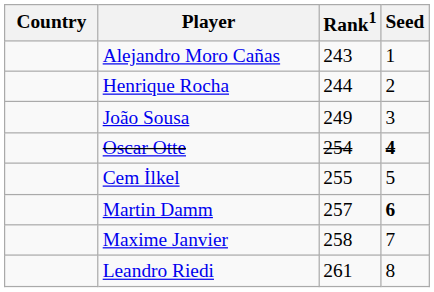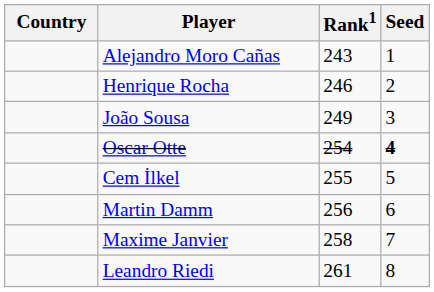(338, 86) 244 -> (338, 86) 246
(338, 209) 257 -> (338, 209) 256
(390, 209) bold -> (390, 209) normal
